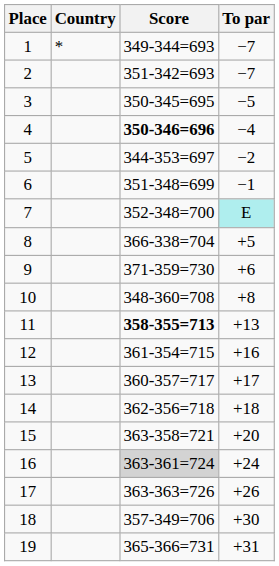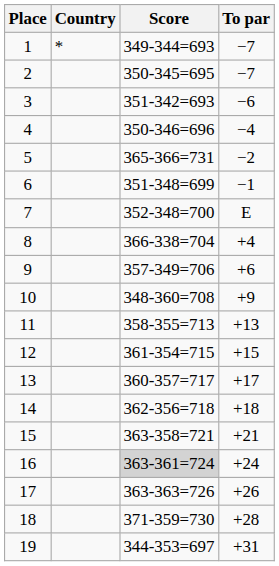(169, 74) 351-342=693 -> (169, 74) 350-345=695
(169, 102) 350-345=695 -> (169, 102) 351-342=693
(246, 102) −5 -> (246, 102) −6
(169, 129) bold -> (169, 129) normal
(169, 157) 344-353=697 -> (169, 157) 365-366=731
(246, 213) paleturquoise background -> (246, 213) no background
(246, 241) +5 -> (246, 241) +4
(169, 268) 371-359=730 -> (169, 268) 357-349=706
(246, 296) +8 -> (246, 296) +9
(169, 324) bold -> (169, 324) normal
(246, 352) +16 -> (246, 352) +15
(246, 435) +20 -> (246, 435) +21
(169, 519) 357-349=706 -> (169, 519) 371-359=730
(246, 519) +30 -> (246, 519) +28
(169, 547) 365-366=731 -> (169, 547) 344-353=697
